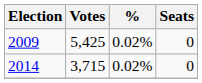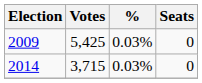(132, 41) 0.02% -> (132, 41) 0.03%
(132, 66) 0.02% -> (132, 66) 0.03%
